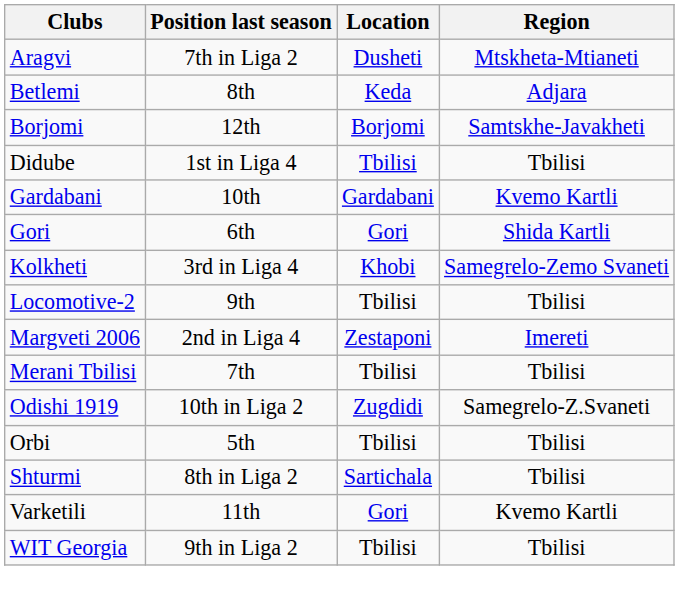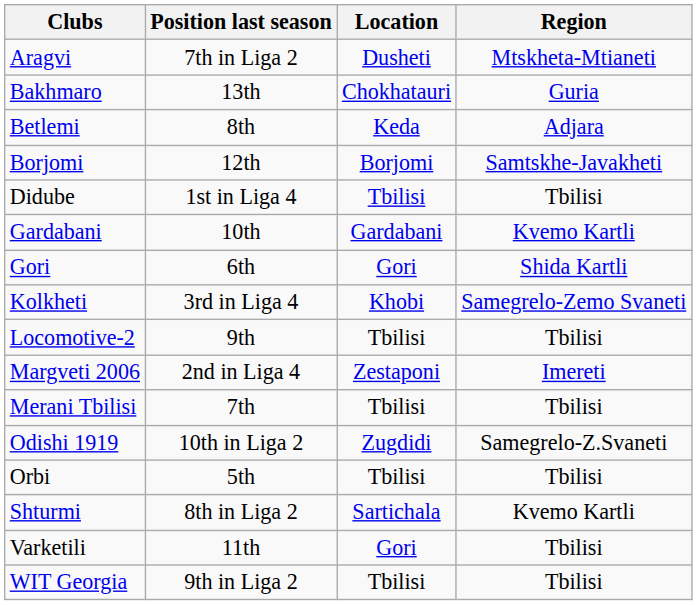+ row: (56, 92)
(557, 477) Tbilisi -> (574, 512) Kvemo Kartli
(557, 512) Kvemo Kartli -> (574, 547) Tbilisi
